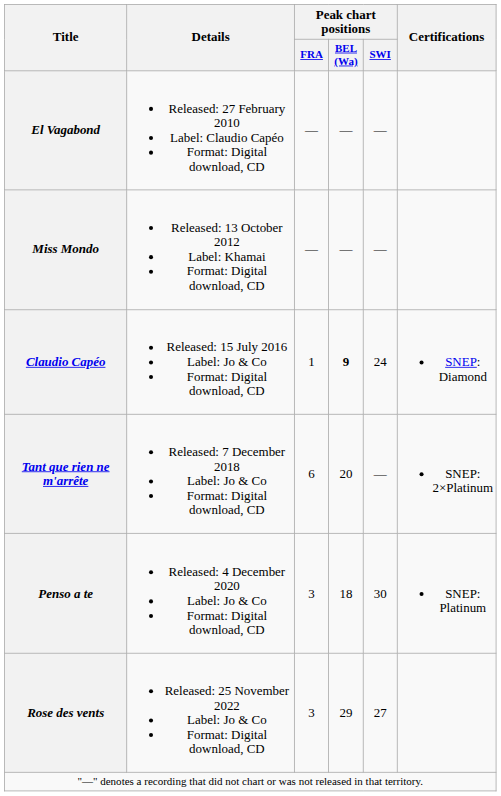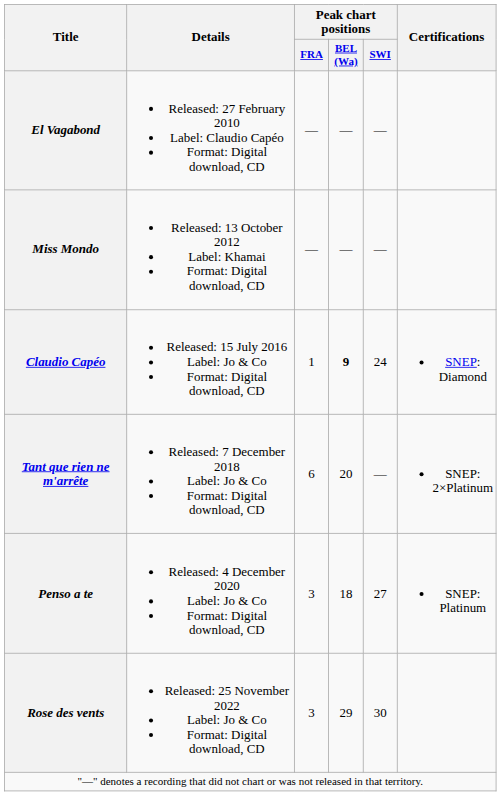(380, 593) 30 -> (380, 593) 27
(380, 712) 27 -> (380, 712) 30
